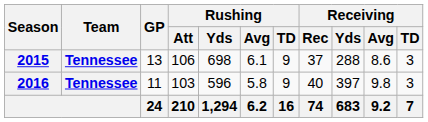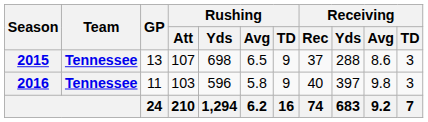(183, 60) 106 -> (183, 60) 107
(257, 60) 6.1 -> (257, 60) 6.5
